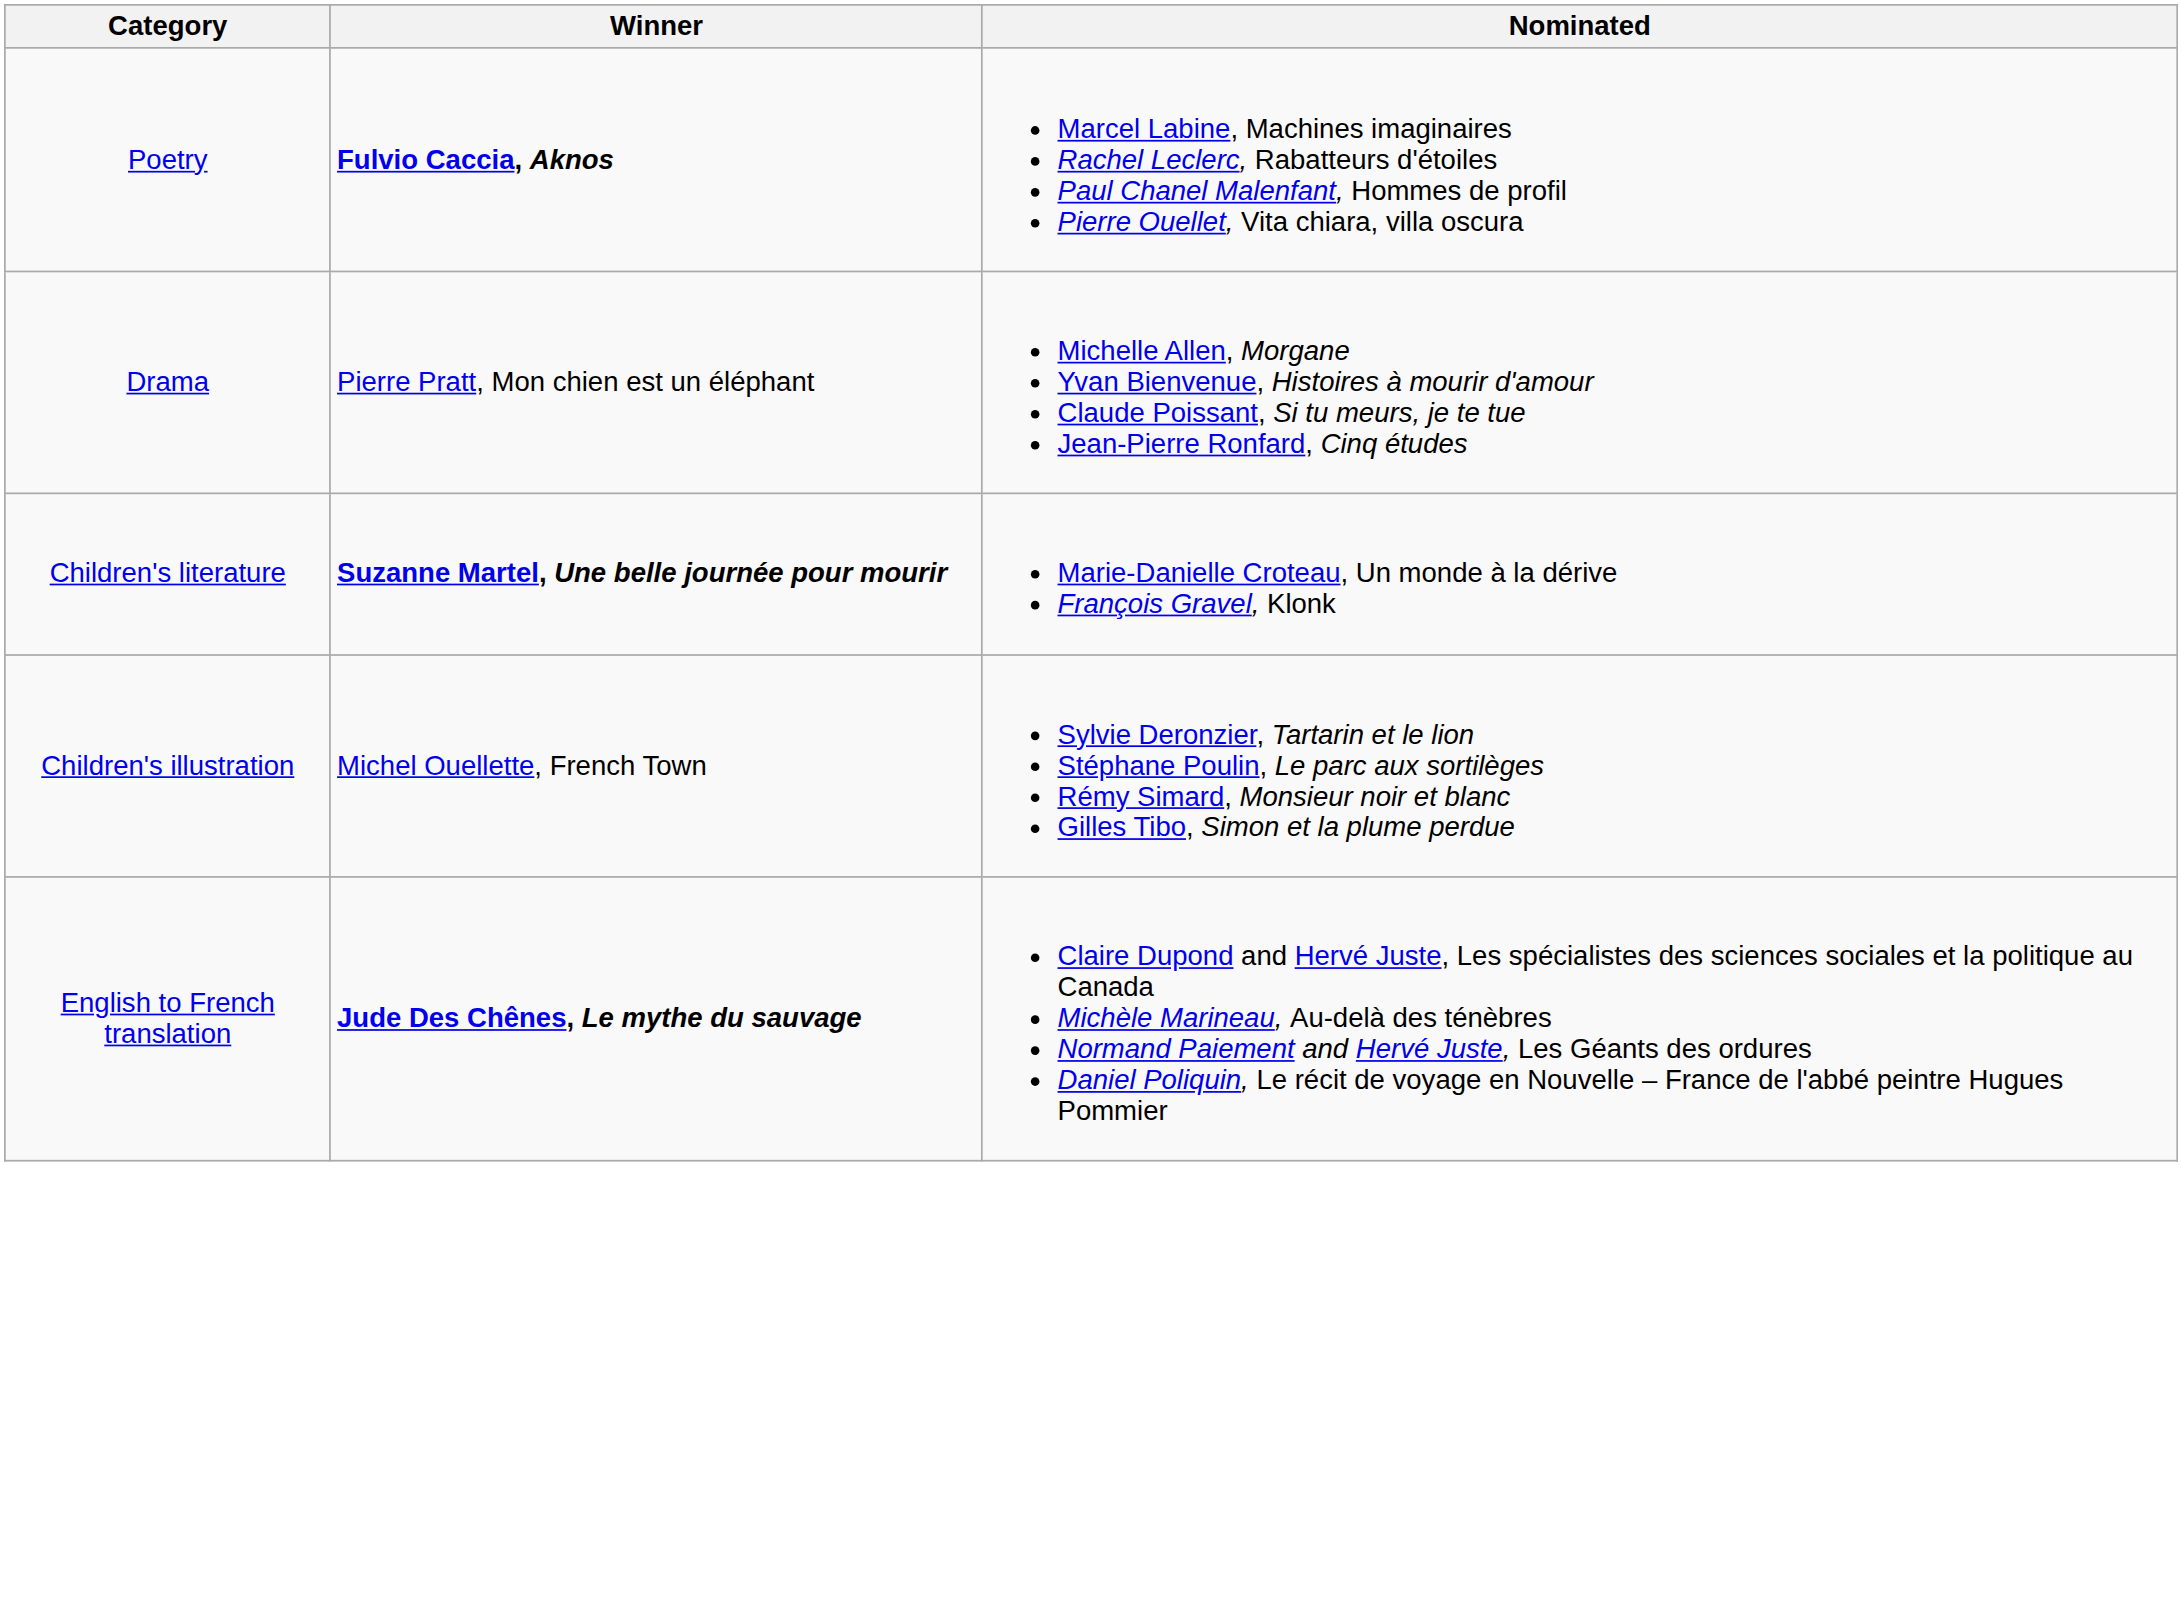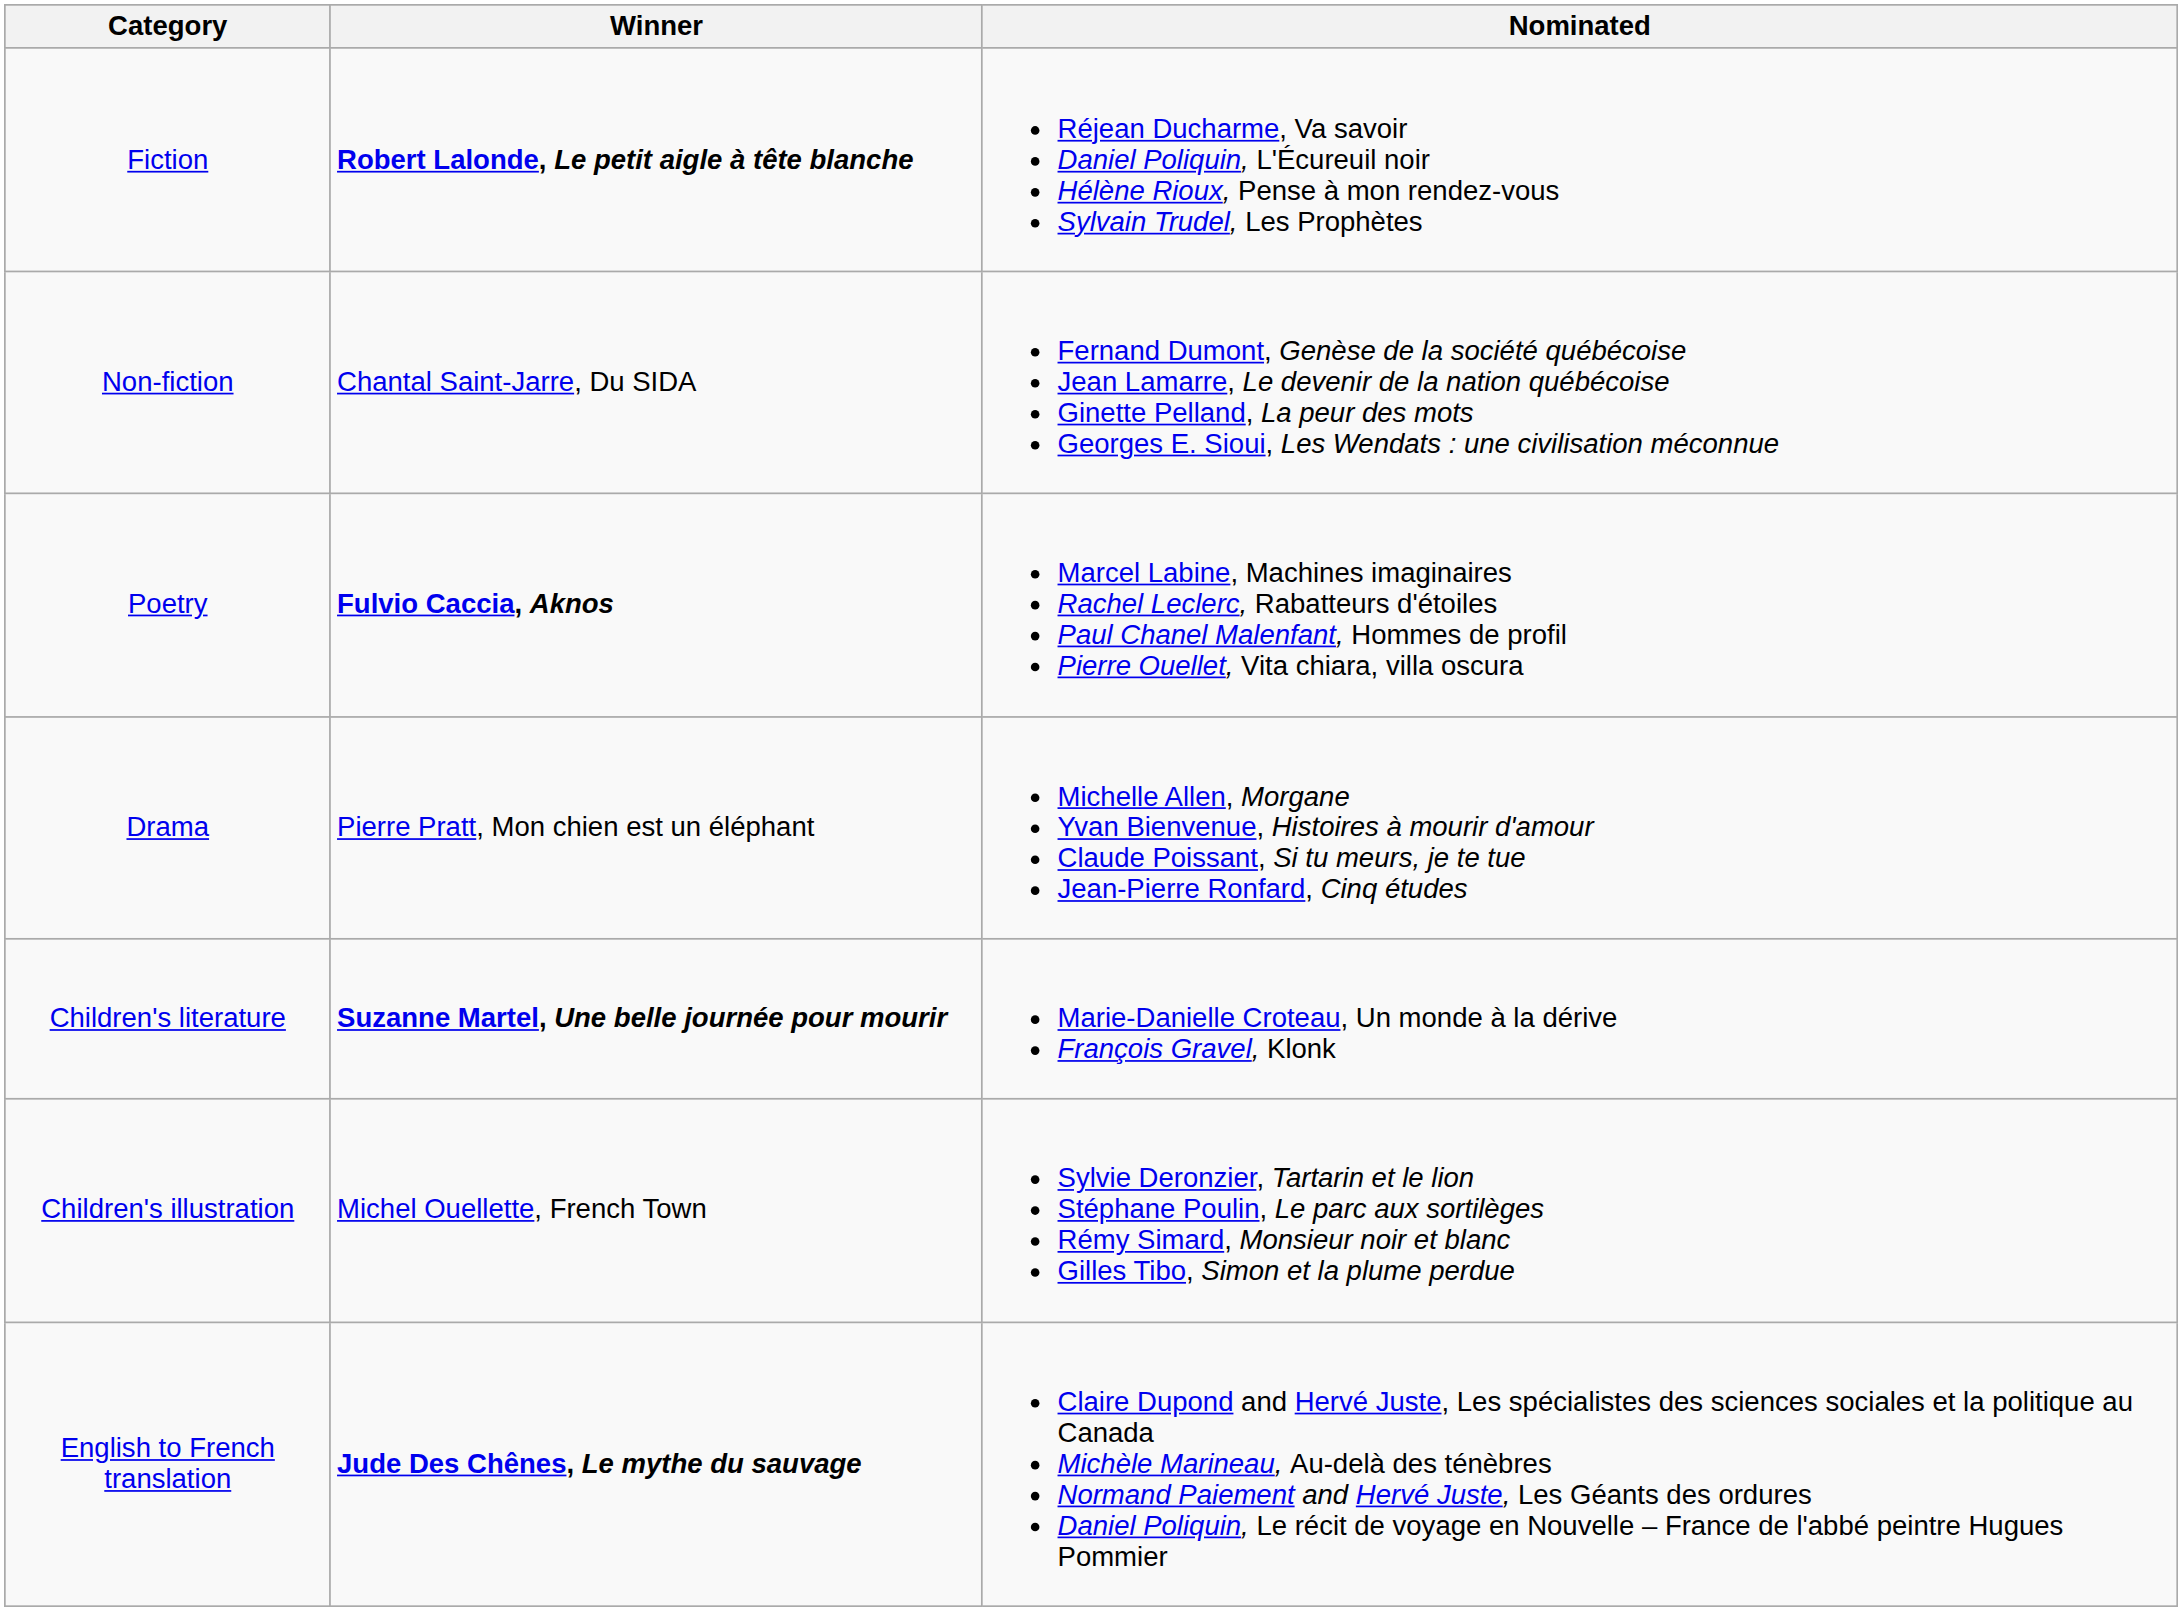+ row: (168, 159)
+ row: (168, 381)
